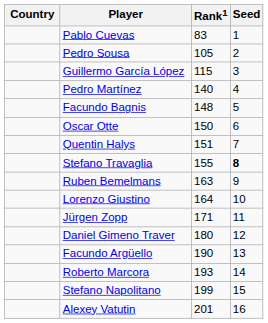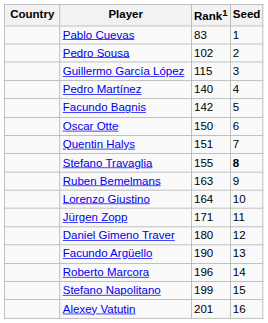(204, 53) 105 -> (204, 53) 102
(204, 108) 148 -> (204, 108) 142
(204, 272) 193 -> (204, 272) 196
